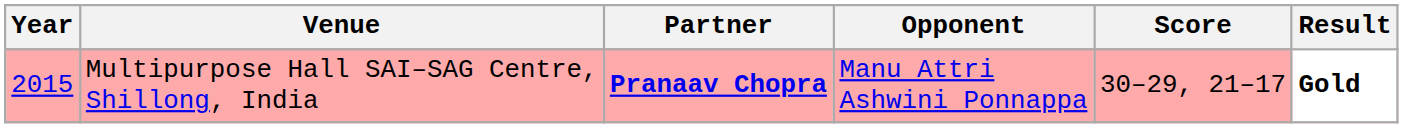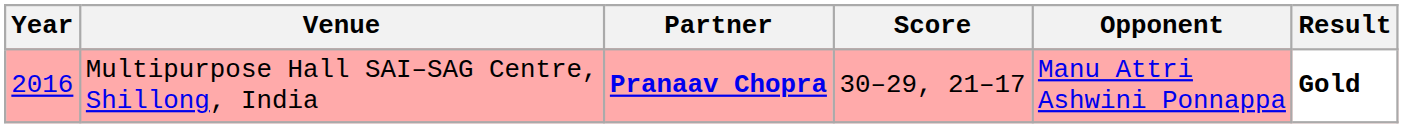columns swapped: (963, 27) <-> (1193, 27)
(42, 85) 2015 -> (42, 85) 2016
